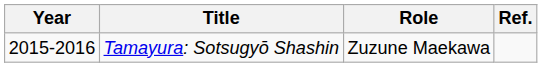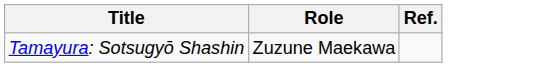- column: (52, 18)
